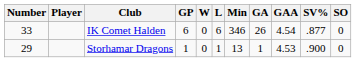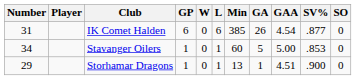(27, 30) 33 -> (27, 30) 31
(237, 30) 346 -> (237, 30) 385
+ row: (124, 48)
(286, 48) 4.53 -> (286, 65) 4.51
